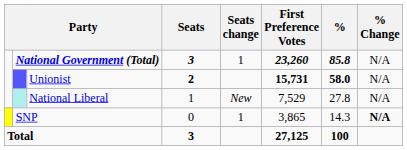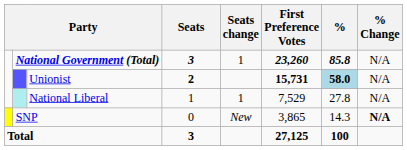(340, 79) no background -> (340, 79) lightblue background
(241, 98) New -> (241, 98) 1
(241, 117) 1 -> (241, 117) New
